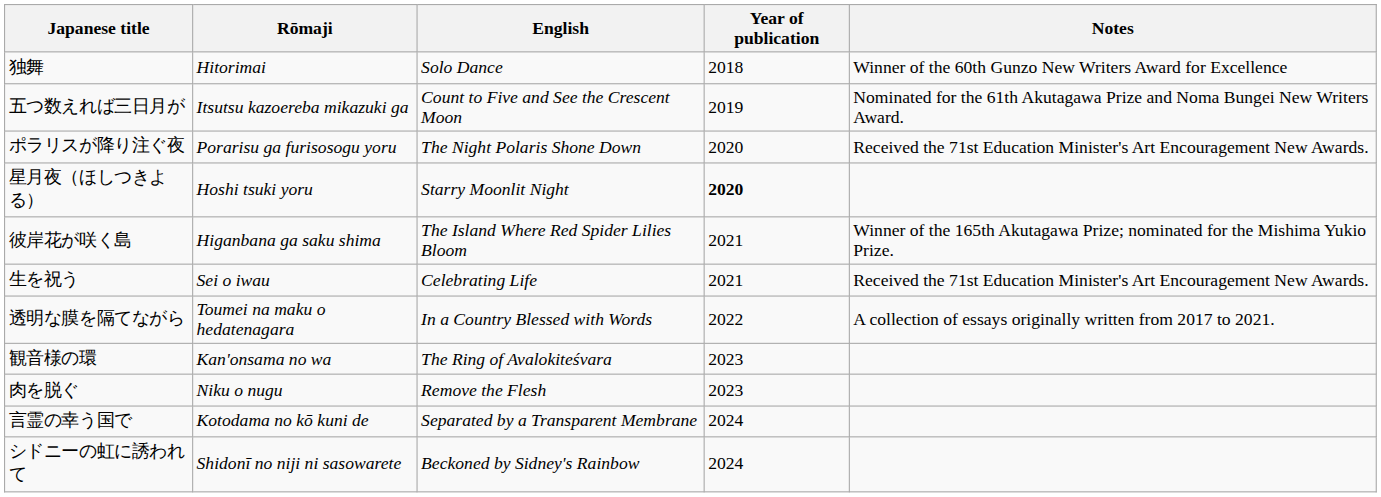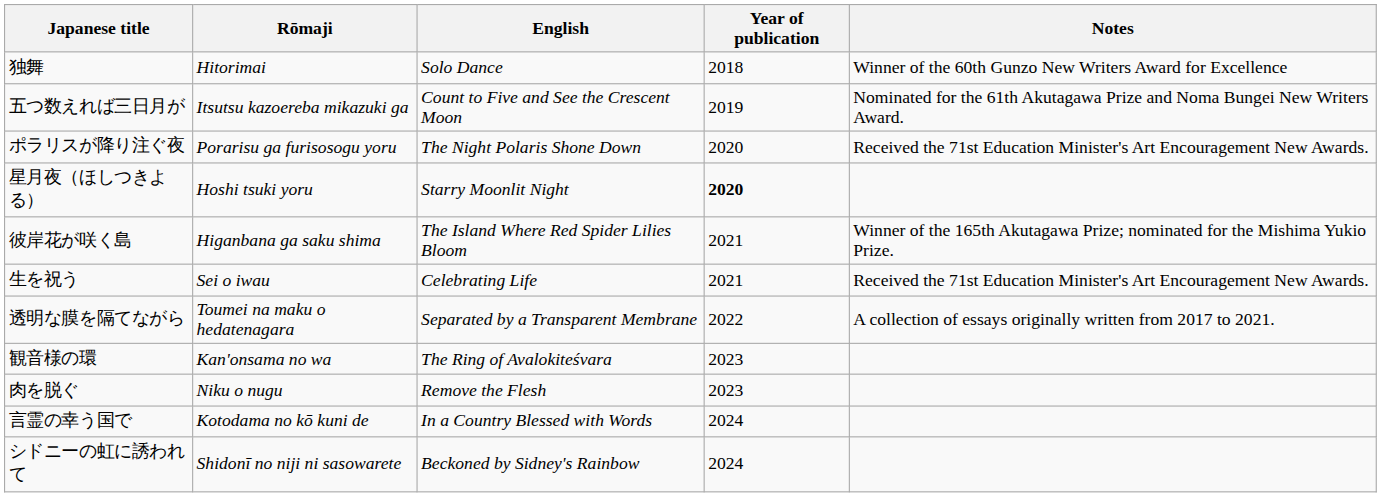(537, 319) In a Country Blessed with Words -> (559, 319) Separated by a Transparent Membrane
(559, 421) Separated by a Transparent Membrane -> (537, 421) In a Country Blessed with Words
